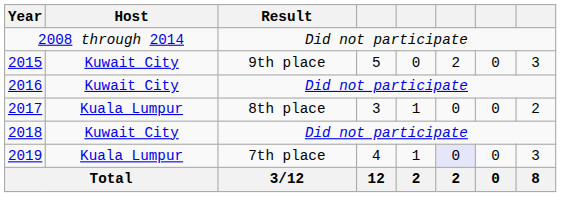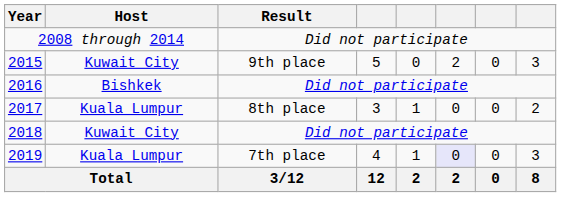(132, 86) Kuwait City -> (132, 86) Bishkek
